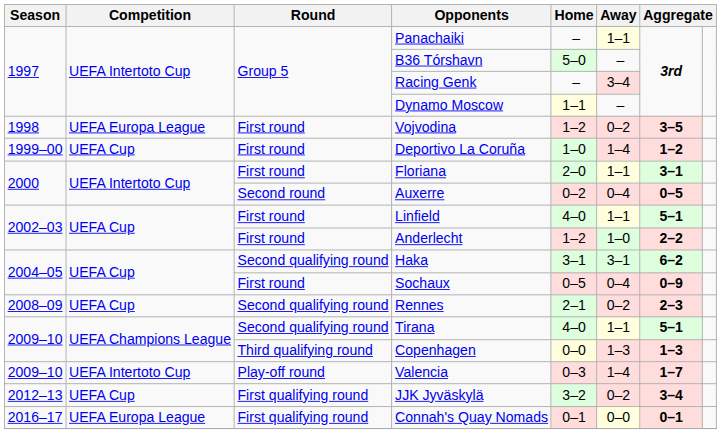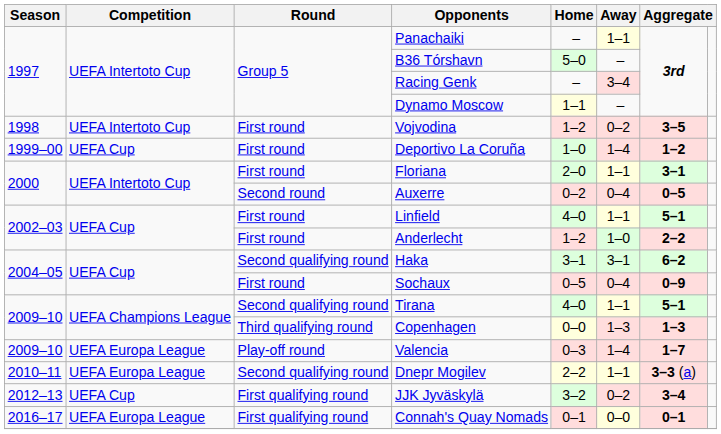(137, 127) UEFA Europa League -> (130, 127) UEFA Intertoto Cup
- row: (419, 305)
(130, 372) UEFA Intertoto Cup -> (137, 350) UEFA Europa League
+ row: (440, 372)
